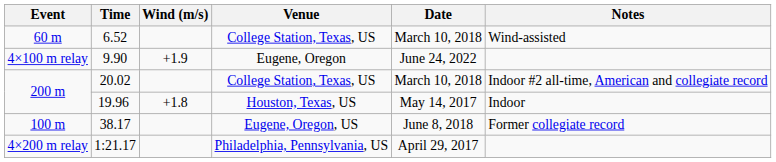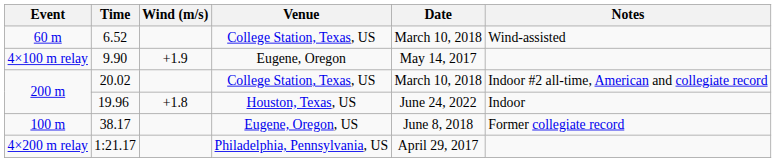(438, 59) June 24, 2022 -> (438, 59) May 14, 2017
(438, 102) May 14, 2017 -> (438, 102) June 24, 2022
